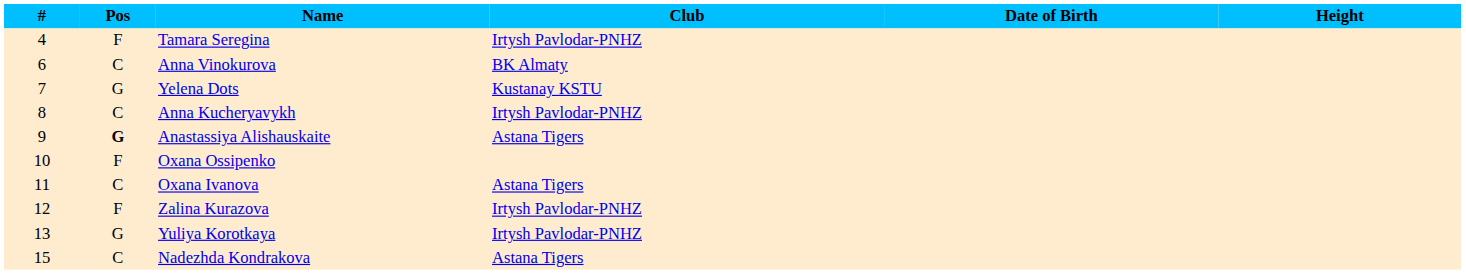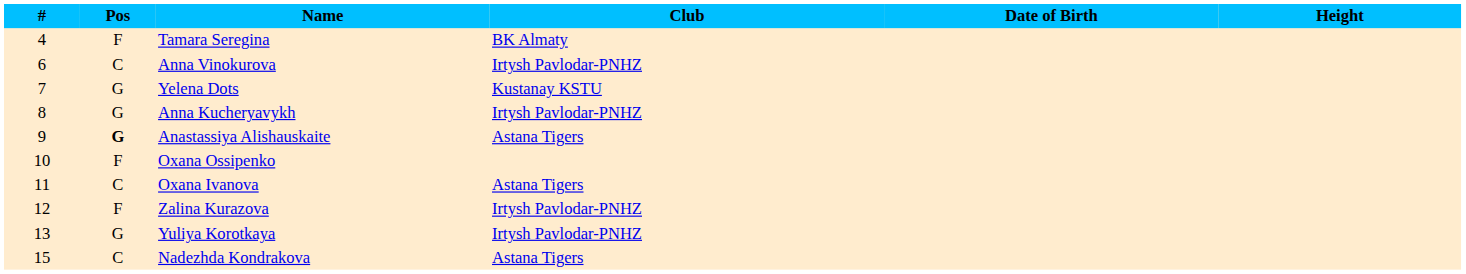(567, 40) Irtysh Pavlodar-PNHZ -> (530, 40) BK Almaty
(530, 64) BK Almaty -> (567, 64) Irtysh Pavlodar-PNHZ
(118, 112) C -> (118, 112) G
